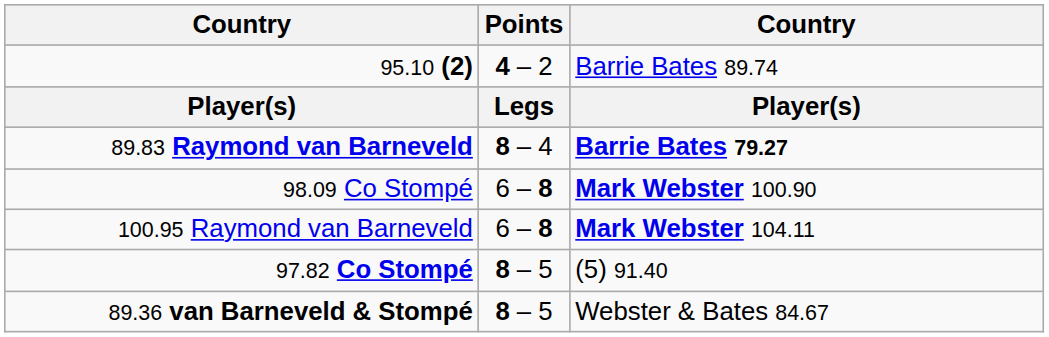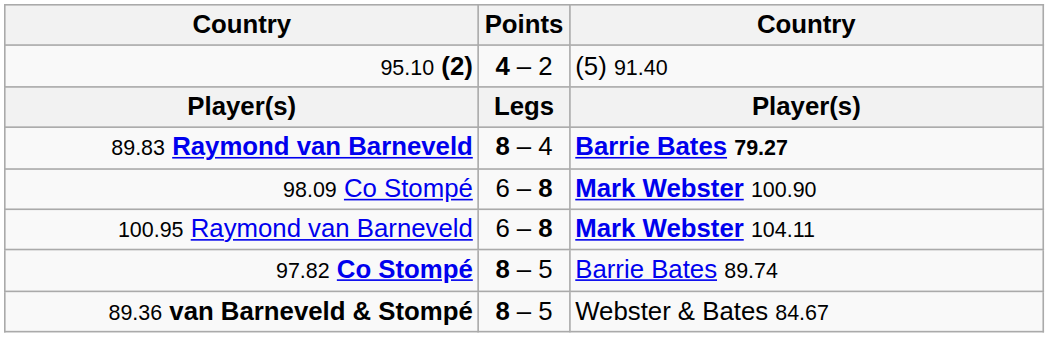(677, 65) Barrie Bates 89.74 -> (621, 65) (5) 91.40
(621, 270) (5) 91.40 -> (677, 270) Barrie Bates 89.74
